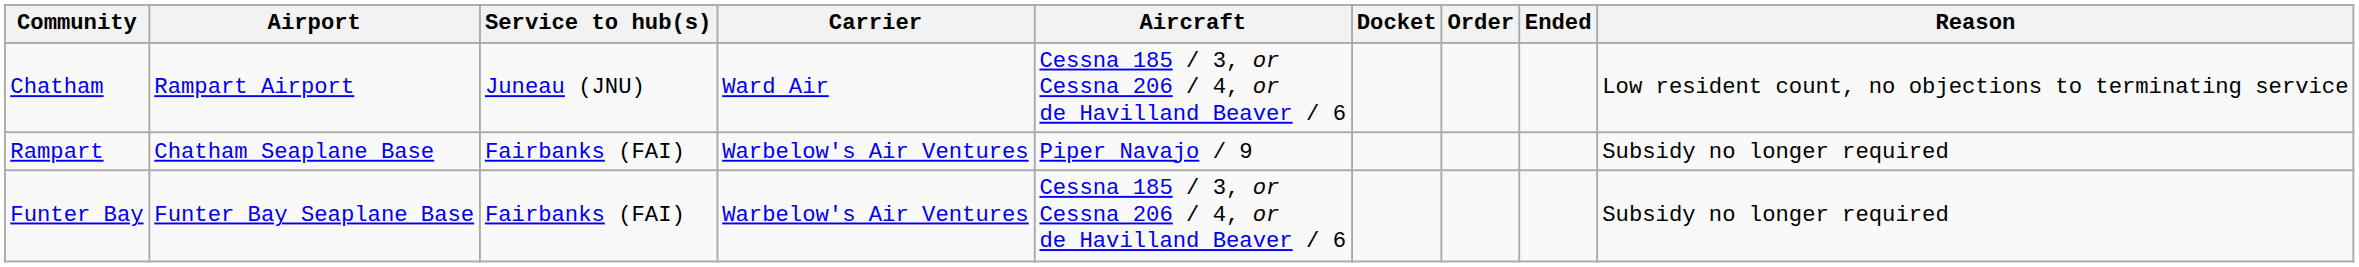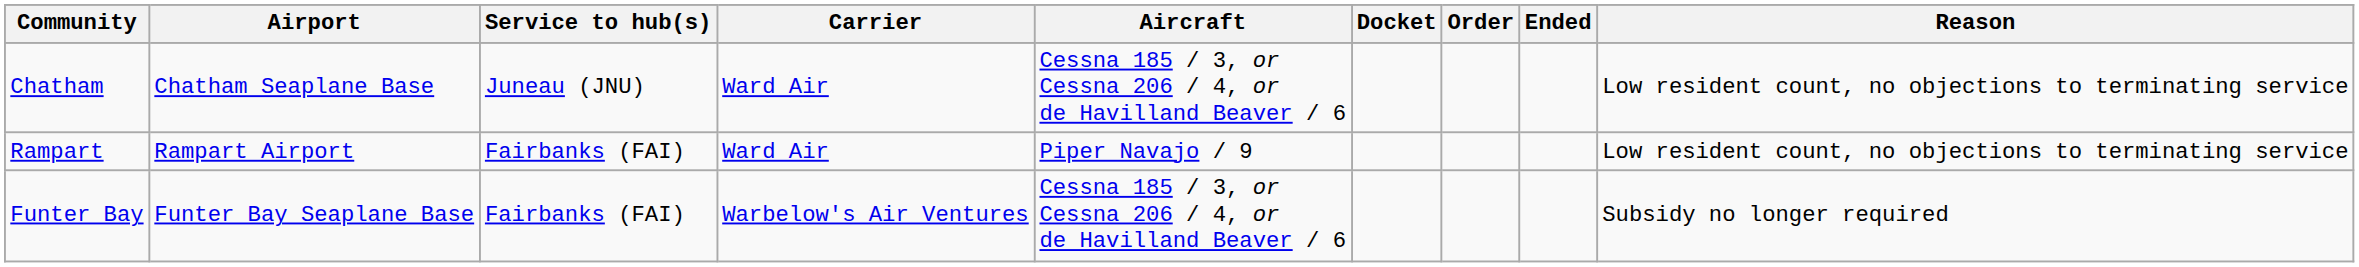(254, 87) Rampart Airport -> (294, 87) Chatham Seaplane Base
(294, 151) Chatham Seaplane Base -> (254, 151) Rampart Airport
(875, 151) Warbelow's Air Ventures -> (776, 151) Ward Air
(1775, 151) Subsidy no longer required -> (1975, 151) Low resident count, no objections to terminating service
